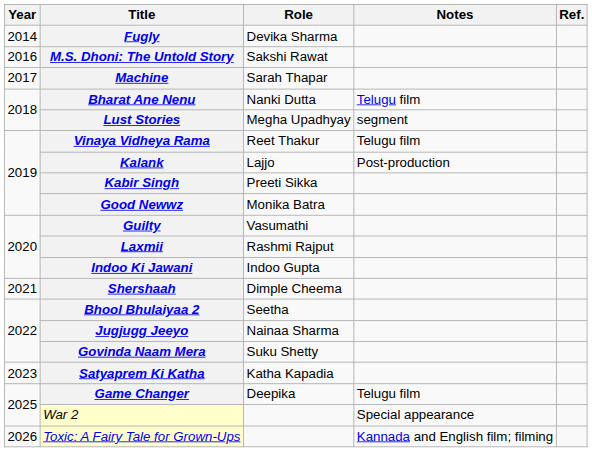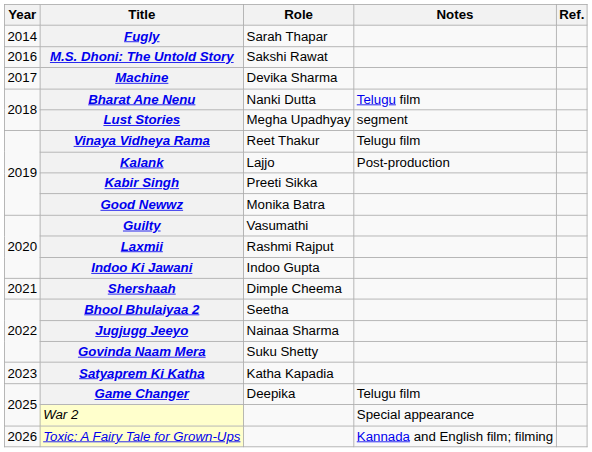(292, 36) Devika Sharma -> (287, 36) Sarah Thapar
(287, 78) Sarah Thapar -> (292, 78) Devika Sharma
